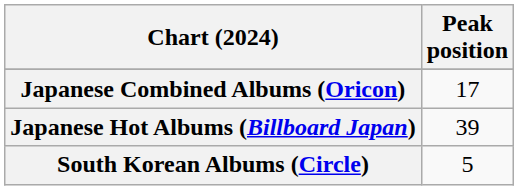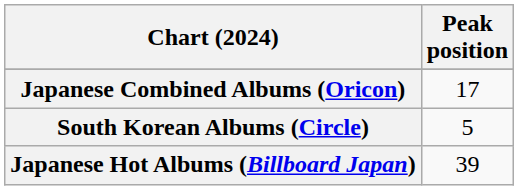rows swapped: (213, 126) <-> (213, 164)
